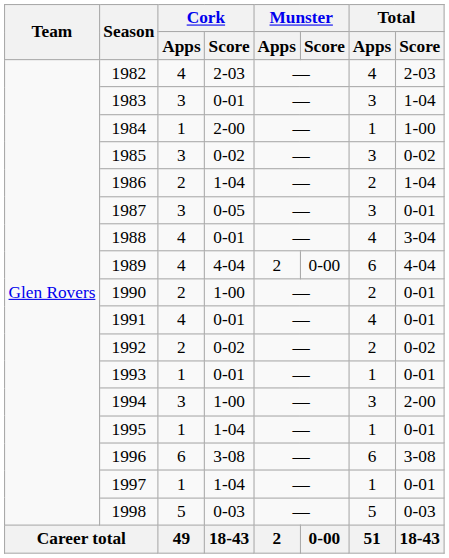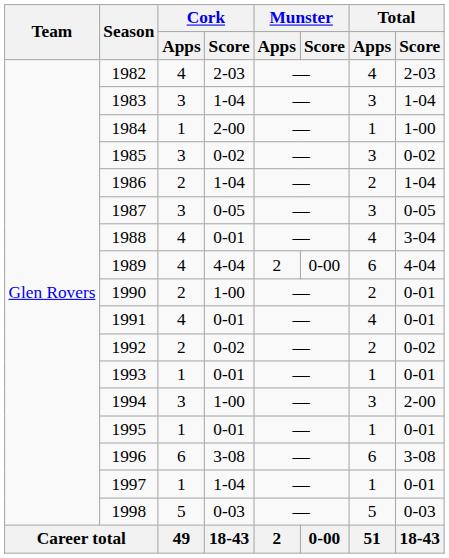(229, 100) 0-01 -> (229, 100) 1-04
(420, 210) 0-01 -> (420, 210) 0-05
(229, 429) 1-04 -> (229, 429) 0-01
